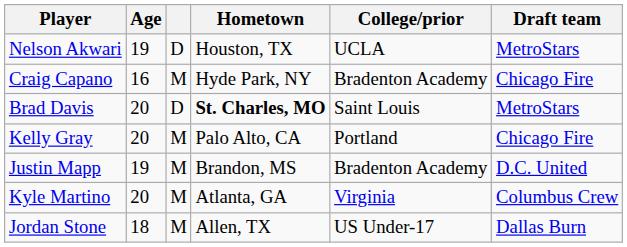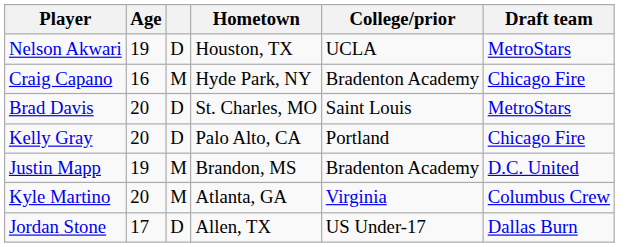(260, 108) bold -> (256, 108) normal
(179, 138) M -> (177, 138) D
(140, 227) 18 -> (140, 227) 17
(179, 227) M -> (177, 227) D
